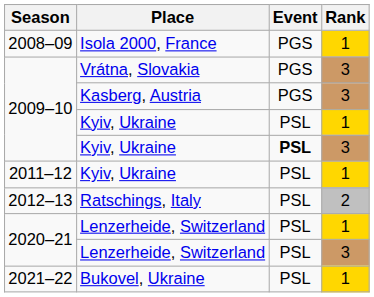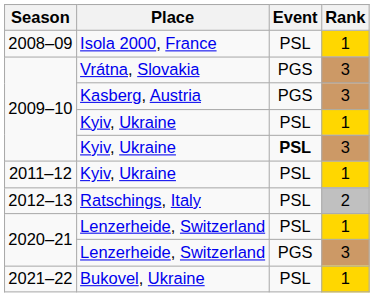(295, 43) PGS -> (295, 43) PSL
(295, 252) PSL -> (295, 252) PGS
